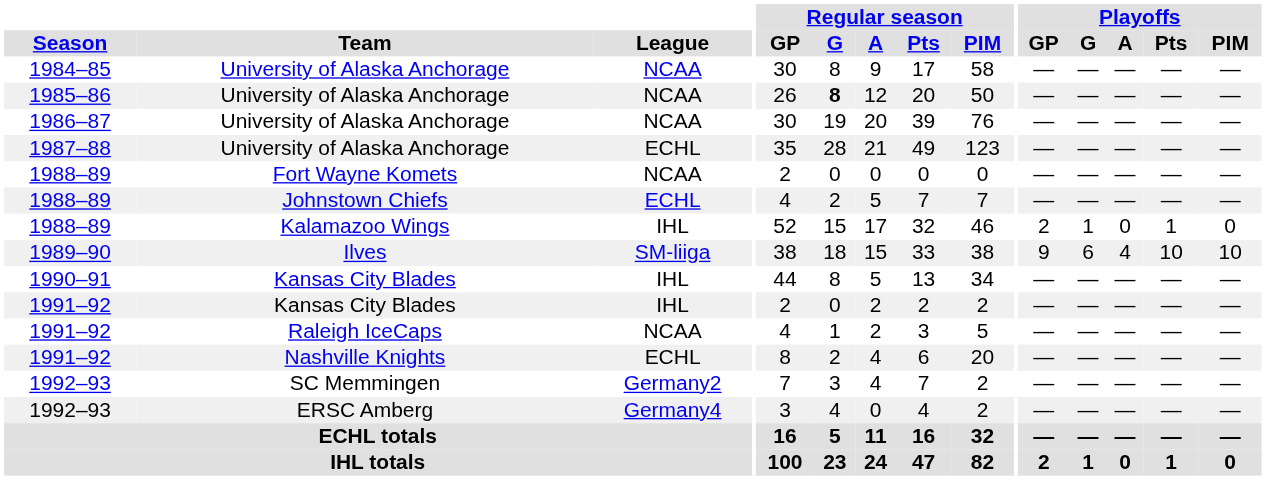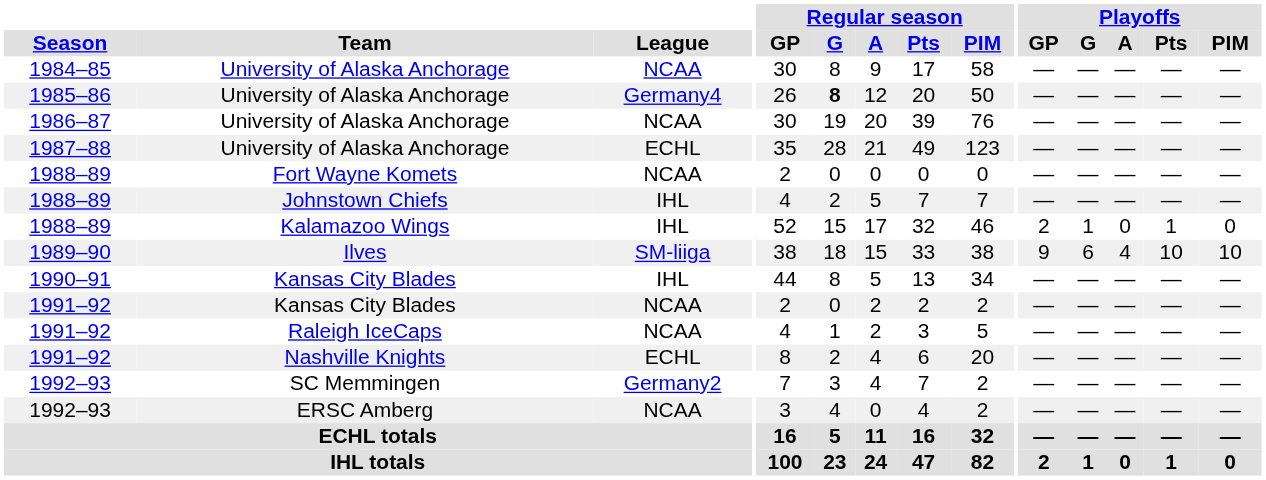(673, 95) NCAA -> (673, 95) Germany4
(673, 200) ECHL -> (673, 200) IHL
(673, 305) IHL -> (673, 305) NCAA
(673, 409) Germany4 -> (673, 409) NCAA
